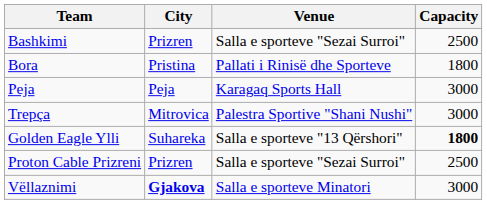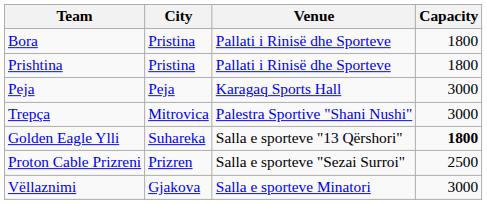- row: (37, 41)
+ row: (35, 65)
(176, 187) bold -> (174, 187) normal
